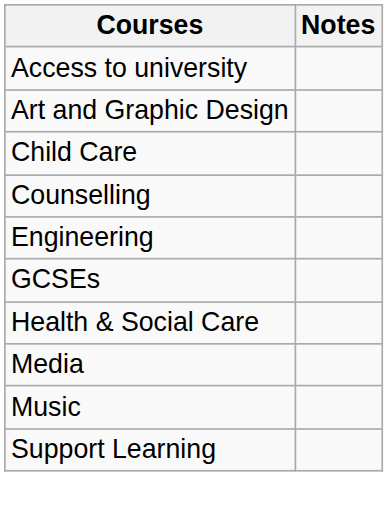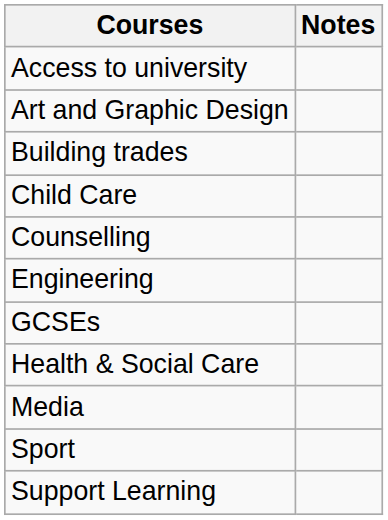+ row: (99, 152)
- row: (46, 407)
+ row: (43, 449)
